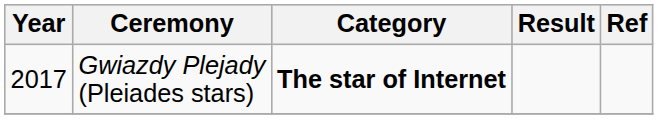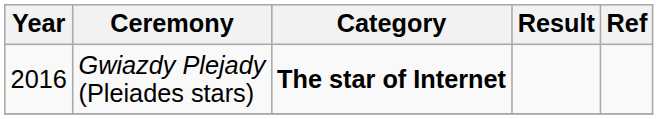(39, 78) 2017 -> (39, 78) 2016
